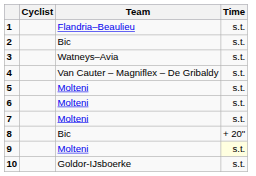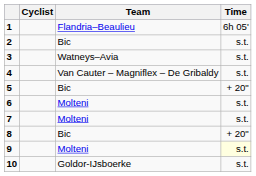(239, 27) s.t. -> (236, 27) 6h 05'
(73, 88) Molteni -> (64, 88) Bic
(239, 88) s.t. -> (238, 88) + 20"
